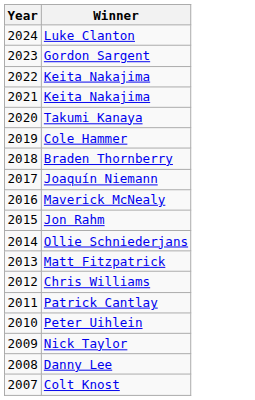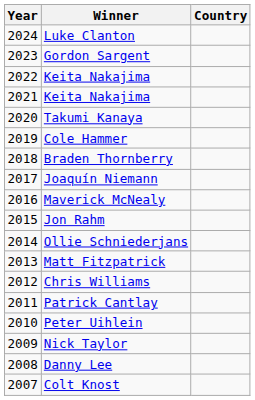+ column: (221, 15)
